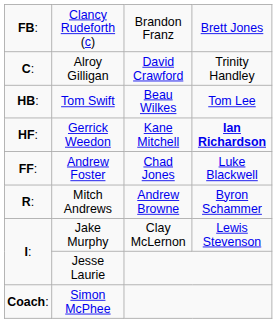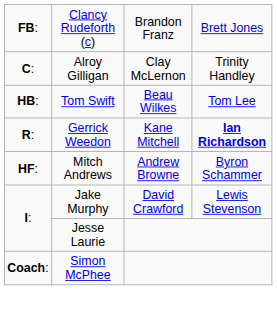(158, 69) David Crawford -> (158, 69) Clay McLernon
(28, 135) HF: -> (28, 135) R:
- row: (88, 169)
(28, 202) R: -> (28, 169) HF:
(158, 235) Clay McLernon -> (158, 202) David Crawford
